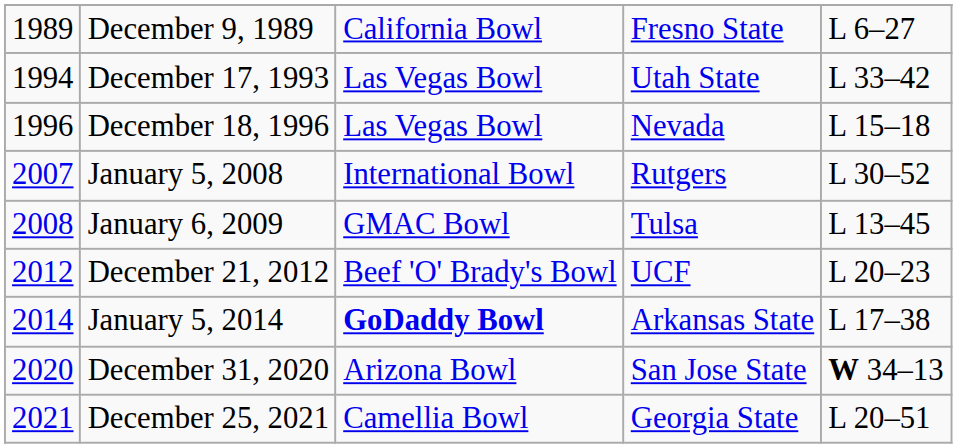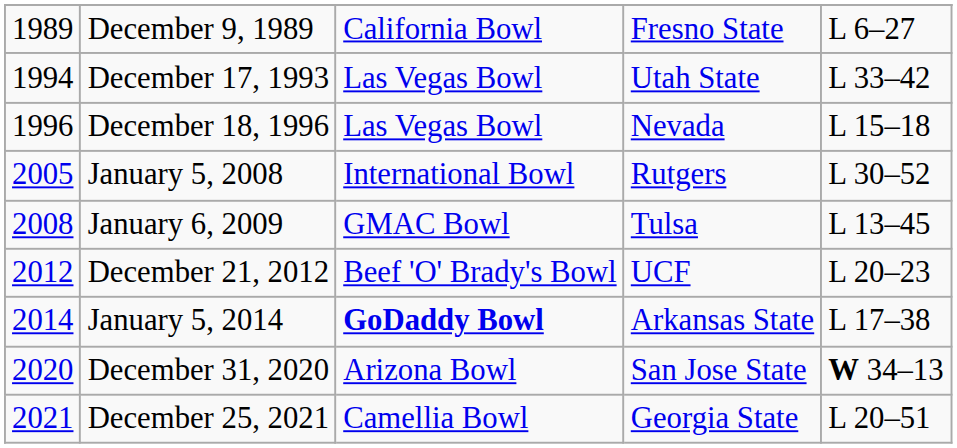(43, 175) 2007 -> (43, 175) 2005
